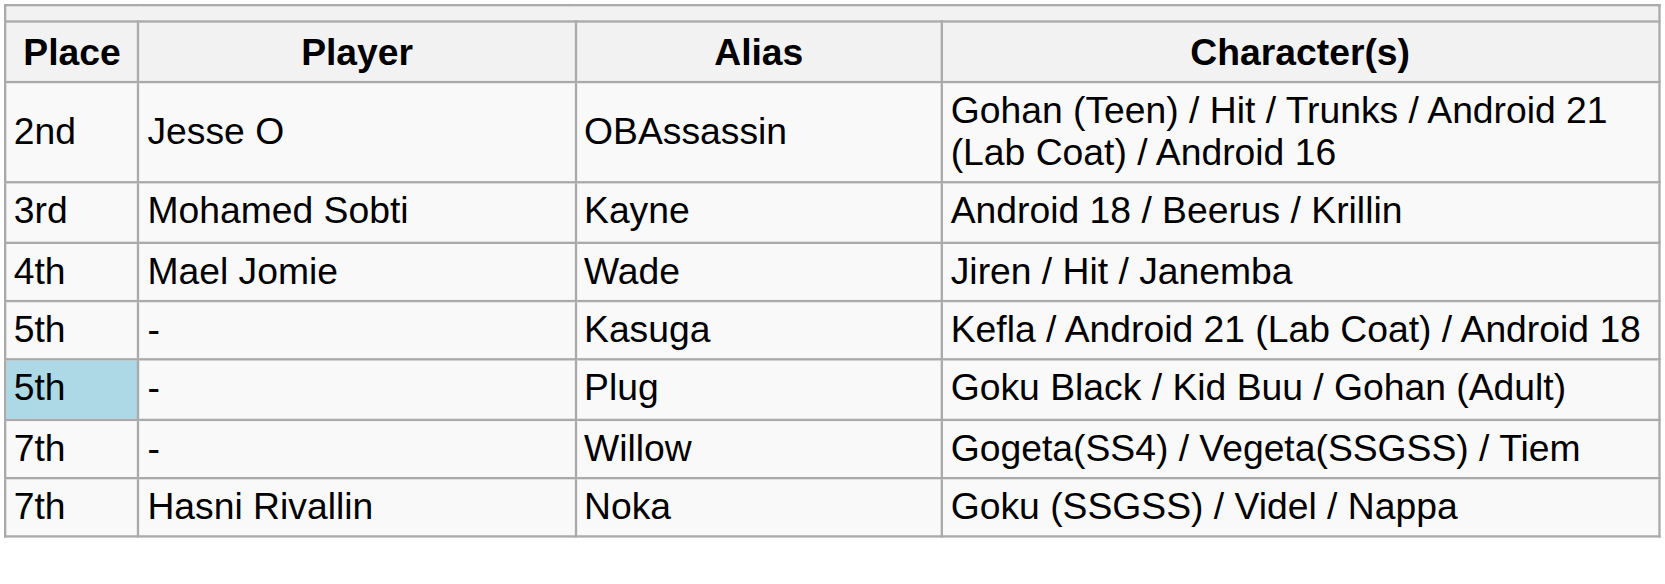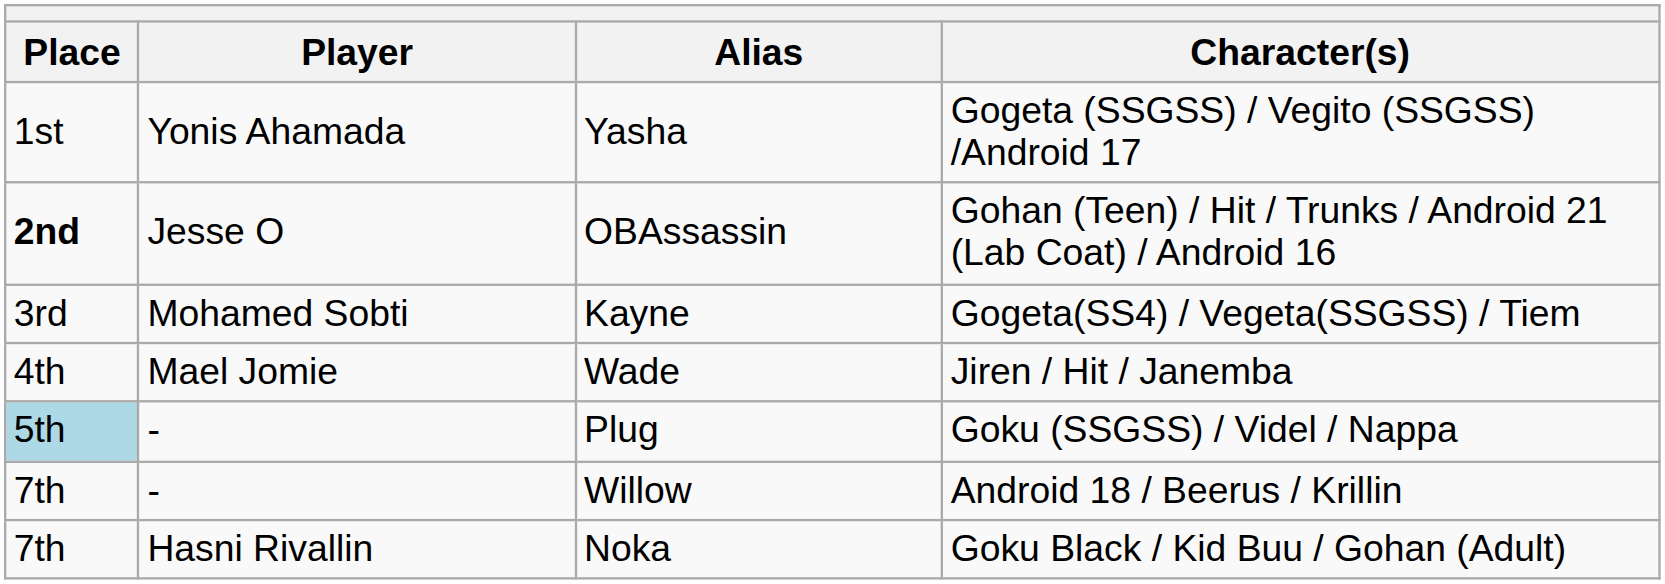+ row: (636, 131)
(45, 131) normal -> (47, 232) bold
(1177, 211) Android 18 / Beerus / Krillin -> (1266, 312) Gogeta(SS4) / Vegeta(SSGSS) / Tiem
- row: (647, 329)
(1258, 388) Goku Black / Kid Buu / Gohan (Adult) -> (1204, 430) Goku (SSGSS) / Videl / Nappa
(1266, 447) Gogeta(SS4) / Vegeta(SSGSS) / Tiem -> (1177, 489) Android 18 / Beerus / Krillin
(1204, 507) Goku (SSGSS) / Videl / Nappa -> (1258, 548) Goku Black / Kid Buu / Gohan (Adult)
